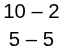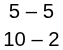rows swapped: (31, 11) <-> (31, 39)
